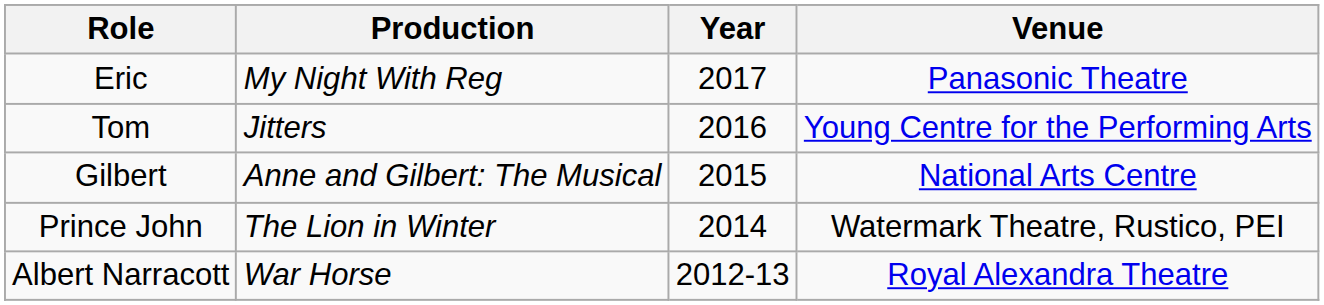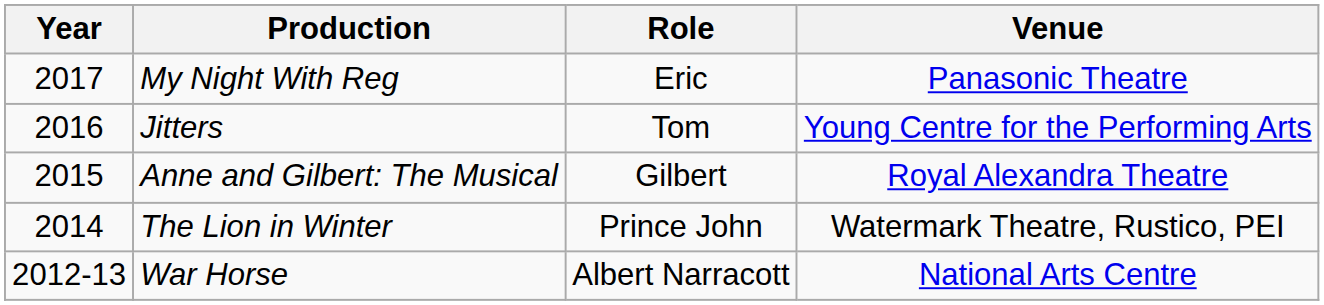columns swapped: (733, 29) <-> (121, 29)
(1058, 176) National Arts Centre -> (1058, 176) Royal Alexandra Theatre
(1058, 275) Royal Alexandra Theatre -> (1058, 275) National Arts Centre
